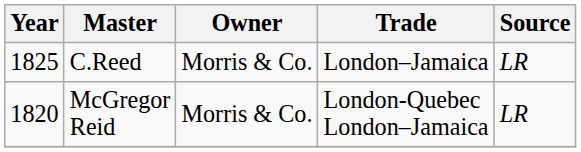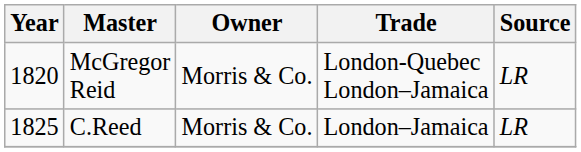rows swapped: (120, 113) <-> (106, 61)
